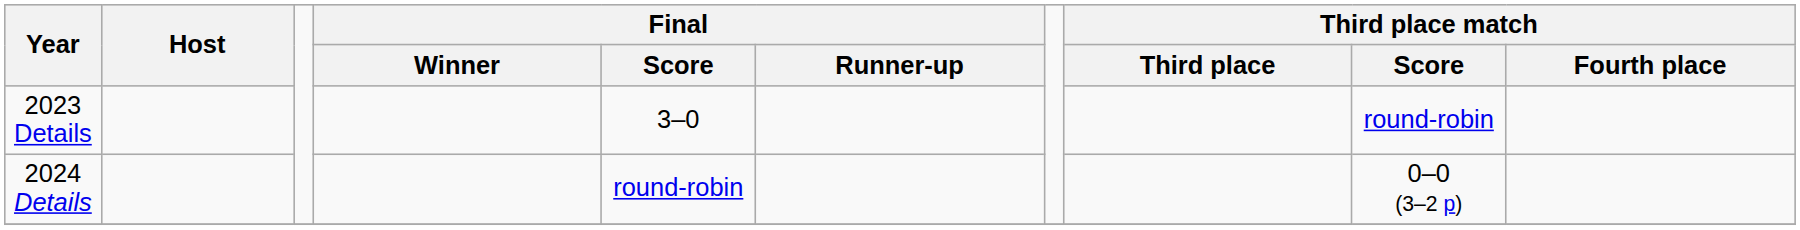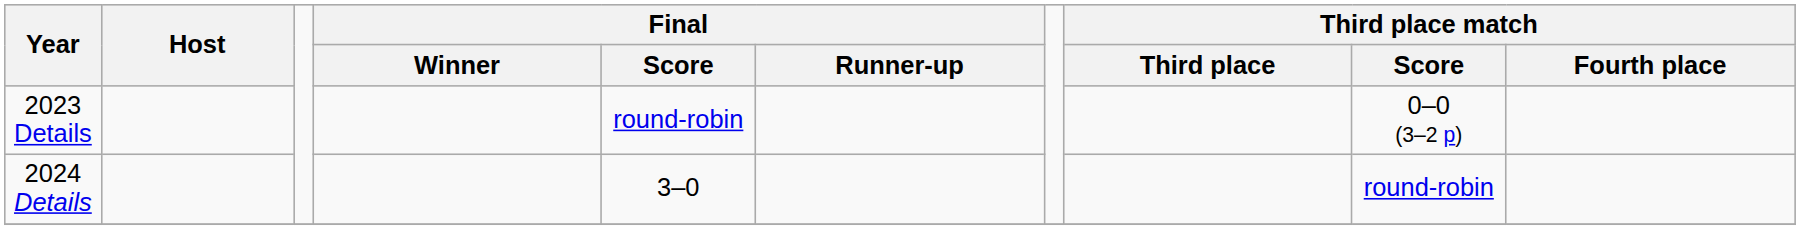(678, 119) 3–0 -> (678, 119) round-robin
(1429, 119) round-robin -> (1429, 119) 0–0 (3–2 p)
(678, 188) round-robin -> (678, 188) 3–0
(1429, 188) 0–0 (3–2 p) -> (1429, 188) round-robin
